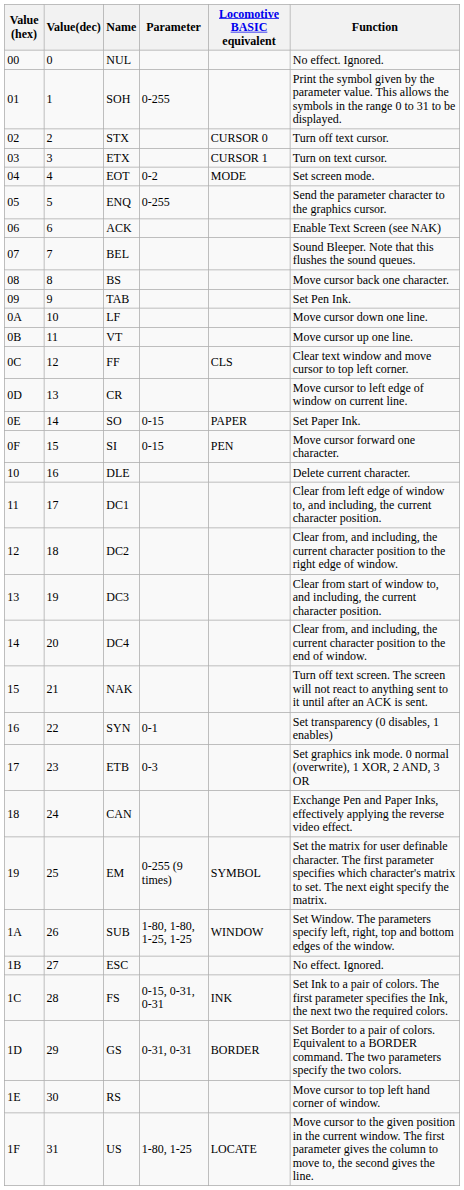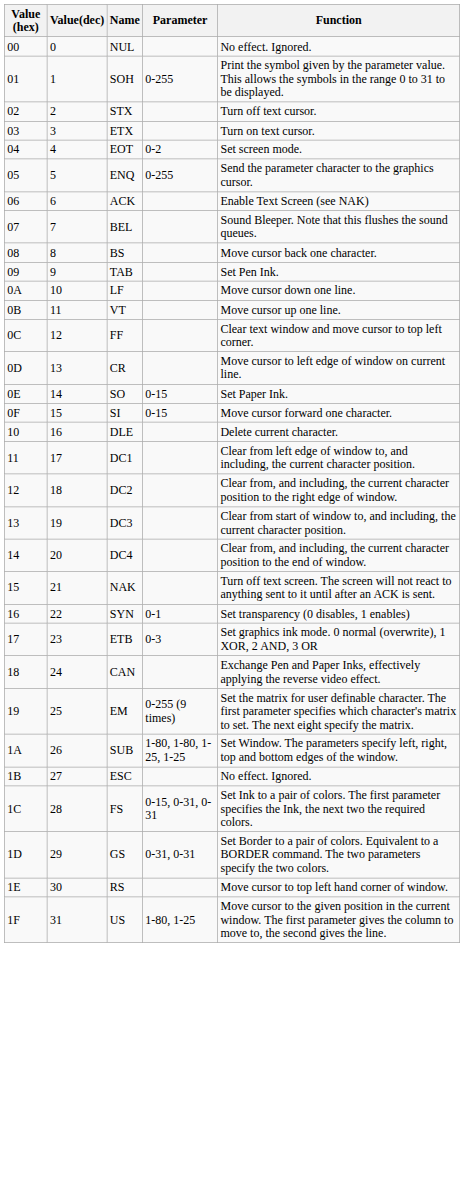- column: (249, 27)
